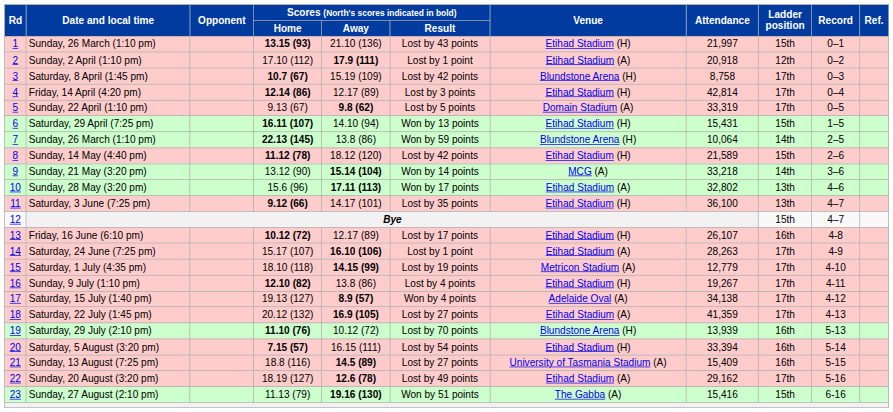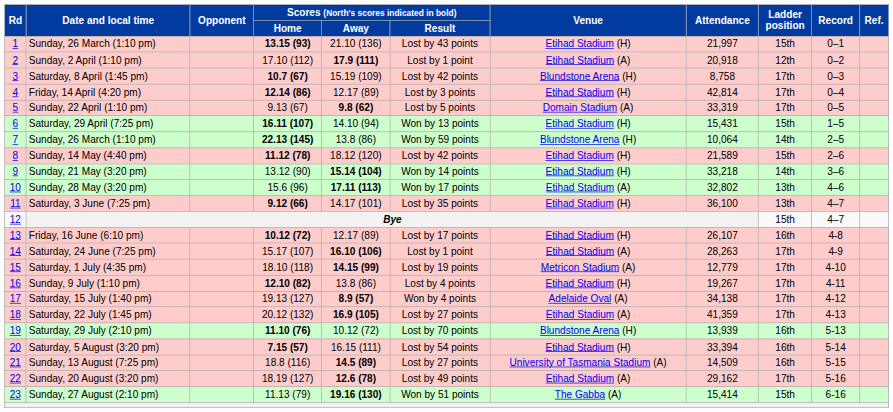(588, 172) MCG (A) -> (588, 172) Etihad Stadium (H)
(722, 363) 15,409 -> (722, 363) 14,509
(722, 395) 15,416 -> (722, 395) 15,414
